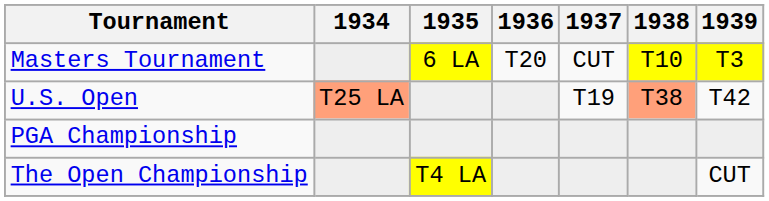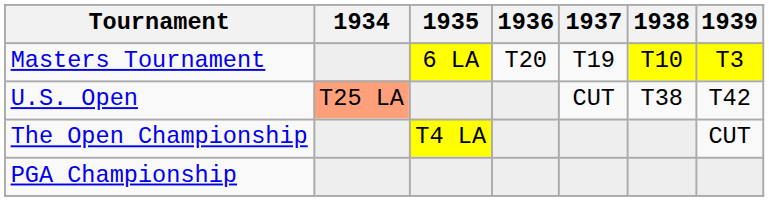(594, 62) CUT -> (594, 62) T19
(594, 101) T19 -> (594, 101) CUT
(662, 101) lightsalmon background -> (662, 101) no background
rows swapped: (159, 177) <-> (124, 139)
